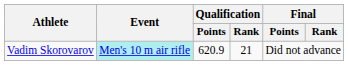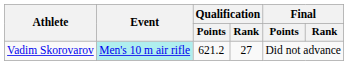(211, 51) 620.9 -> (211, 51) 621.2
(246, 51) 21 -> (246, 51) 27
